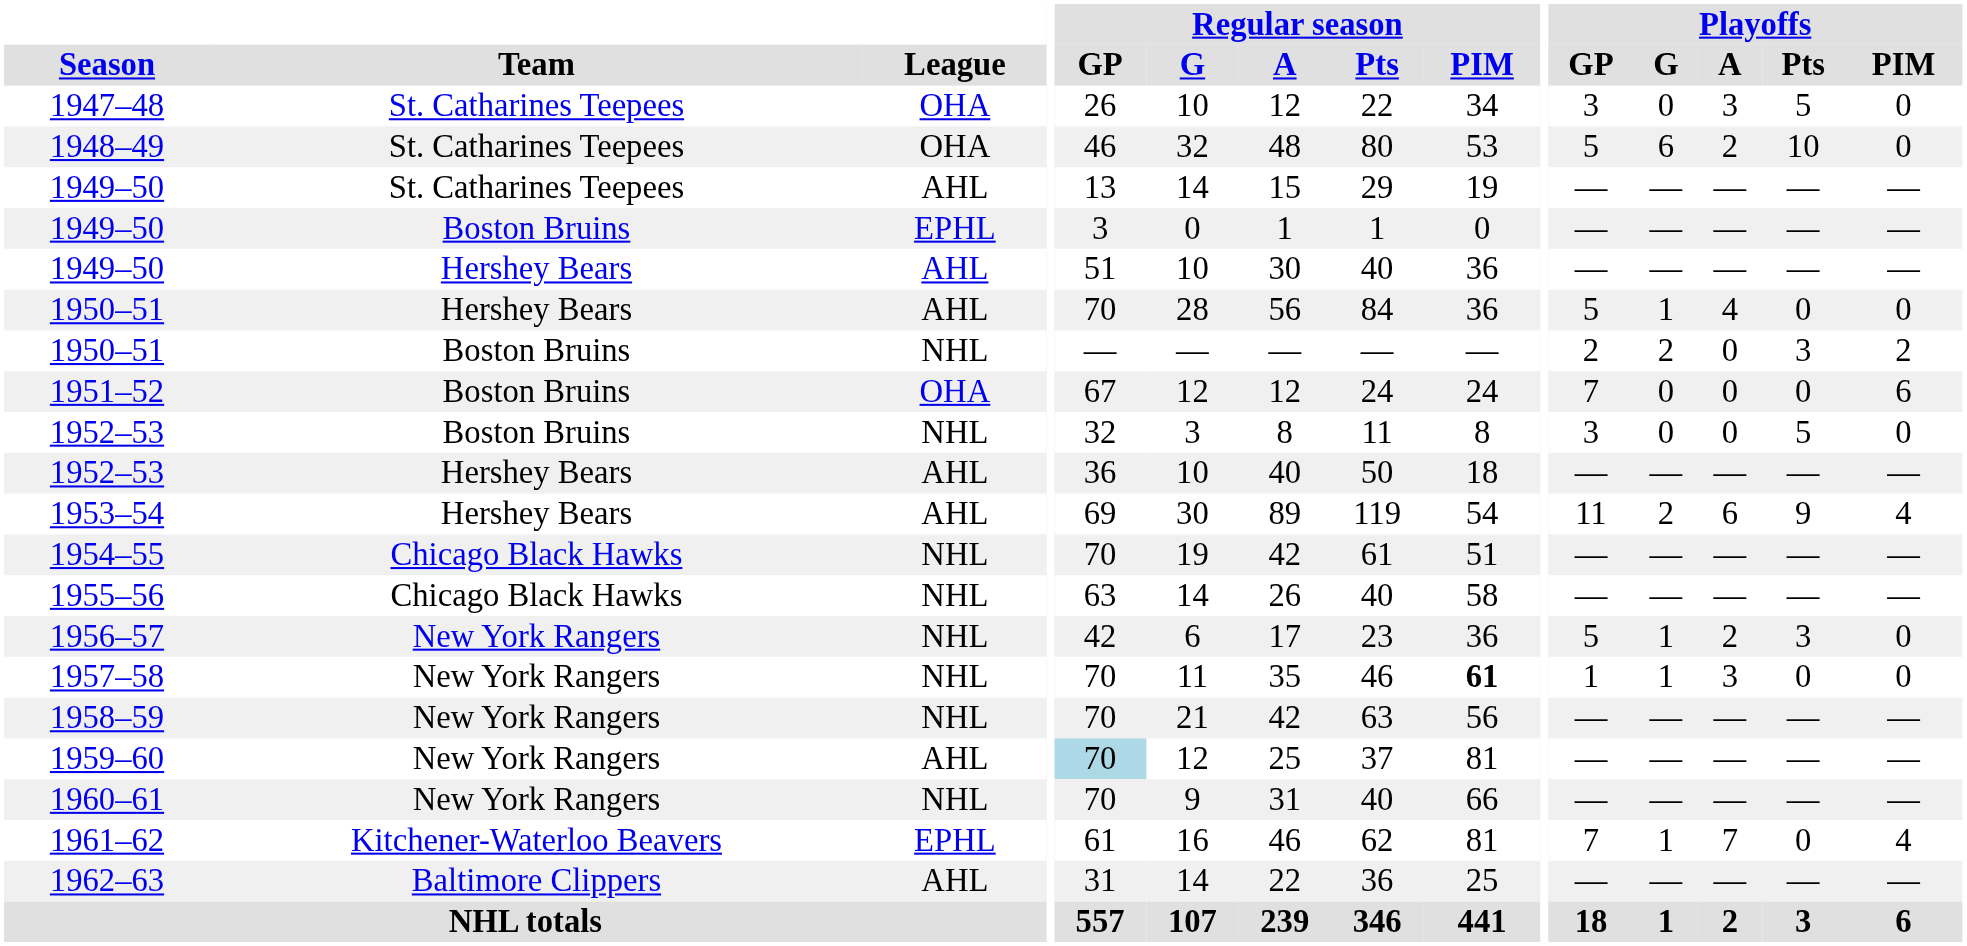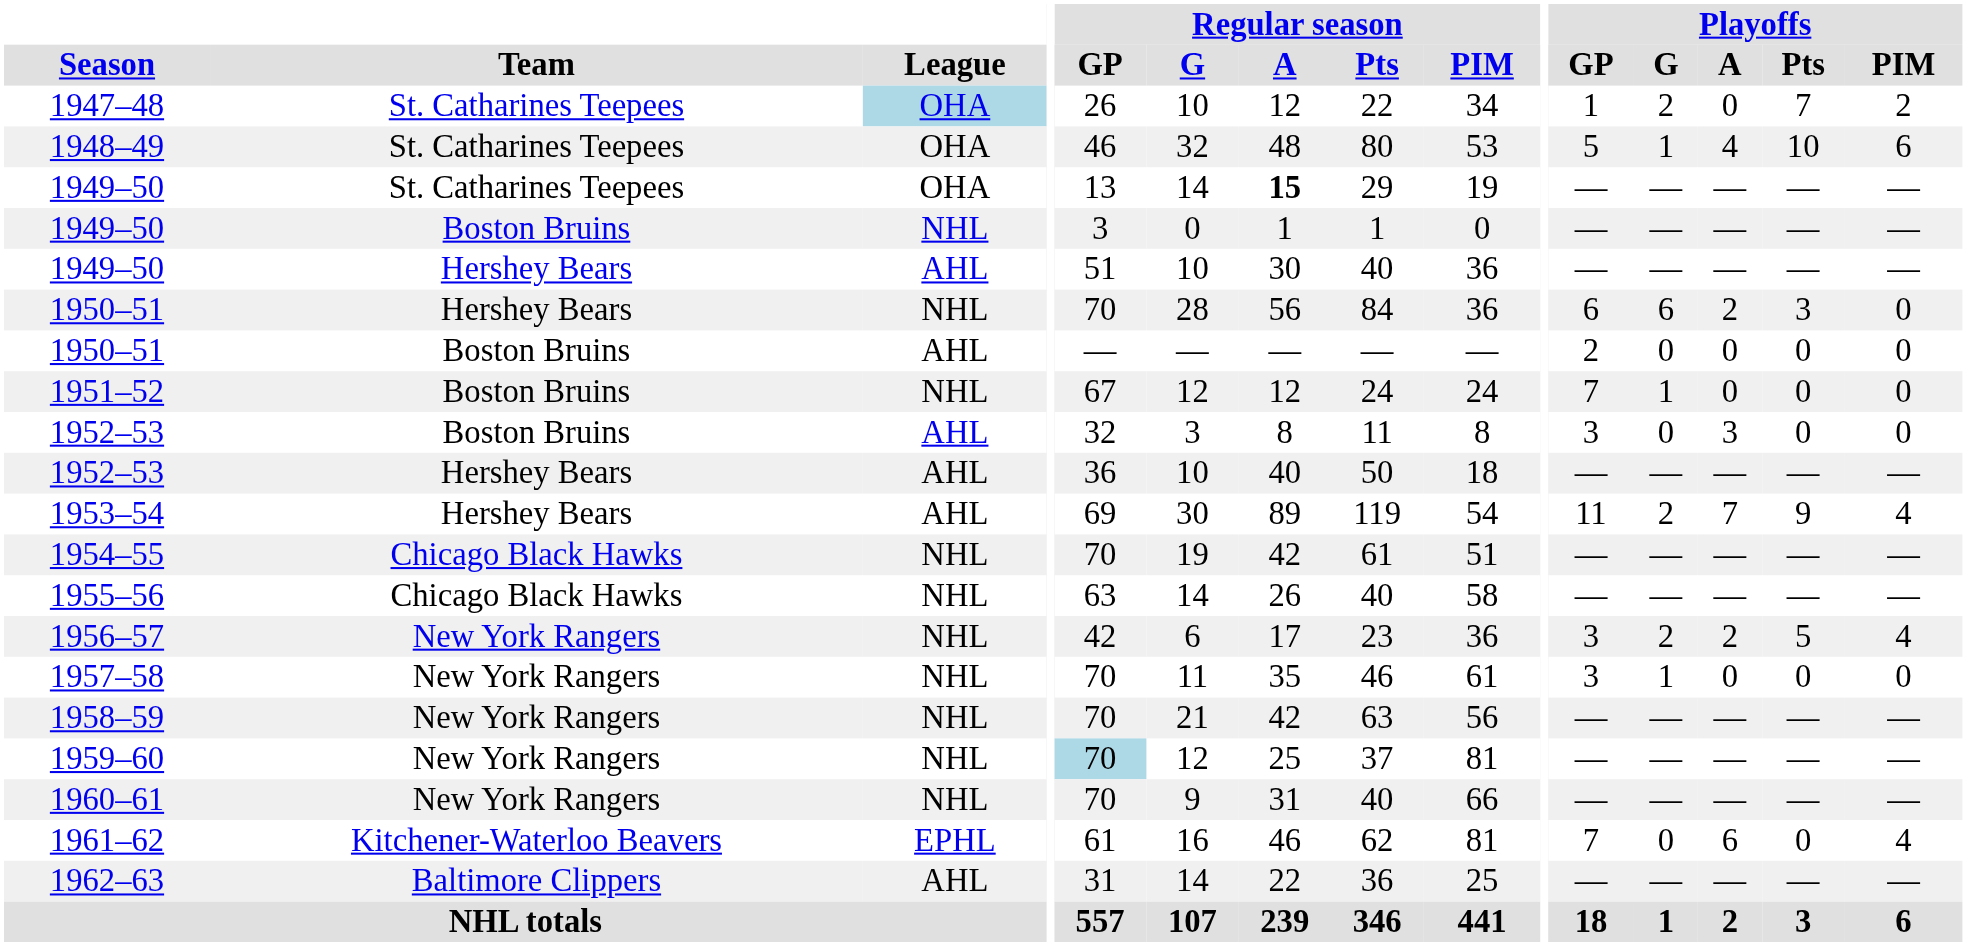(955, 105) no background -> (955, 105) lightblue background
(1591, 105) 3 -> (1591, 105) 1
(1666, 105) 0 -> (1666, 105) 2
(1730, 105) 3 -> (1730, 105) 0
(1803, 105) 5 -> (1803, 105) 7
(1903, 105) 0 -> (1903, 105) 2
(1666, 146) 6 -> (1666, 146) 1
(1730, 146) 2 -> (1730, 146) 4
(1903, 146) 0 -> (1903, 146) 6
(955, 187) AHL -> (955, 187) OHA
(1285, 187) normal -> (1285, 187) bold
(955, 227) EPHL -> (955, 227) NHL
(955, 309) AHL -> (955, 309) NHL
(1591, 309) 5 -> (1591, 309) 6
(1666, 309) 1 -> (1666, 309) 6
(1730, 309) 4 -> (1730, 309) 2
(1803, 309) 0 -> (1803, 309) 3
(955, 350) NHL -> (955, 350) AHL
(1666, 350) 2 -> (1666, 350) 0
(1803, 350) 3 -> (1803, 350) 0
(1903, 350) 2 -> (1903, 350) 0
(955, 391) OHA -> (955, 391) NHL
(1666, 391) 0 -> (1666, 391) 1
(1903, 391) 6 -> (1903, 391) 0
(955, 431) NHL -> (955, 431) AHL
(1730, 431) 0 -> (1730, 431) 3
(1803, 431) 5 -> (1803, 431) 0
(1730, 513) 6 -> (1730, 513) 7
(1591, 635) 5 -> (1591, 635) 3
(1666, 635) 1 -> (1666, 635) 2
(1803, 635) 3 -> (1803, 635) 5
(1903, 635) 0 -> (1903, 635) 4
(1482, 676) bold -> (1482, 676) normal
(1591, 676) 1 -> (1591, 676) 3
(1730, 676) 3 -> (1730, 676) 0
(955, 758) AHL -> (955, 758) NHL
(1666, 839) 1 -> (1666, 839) 0
(1730, 839) 7 -> (1730, 839) 6
